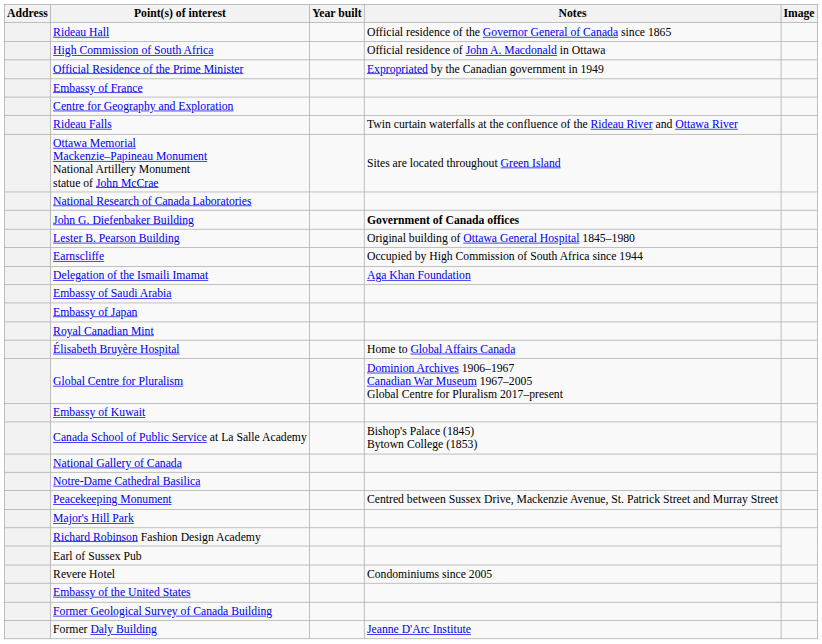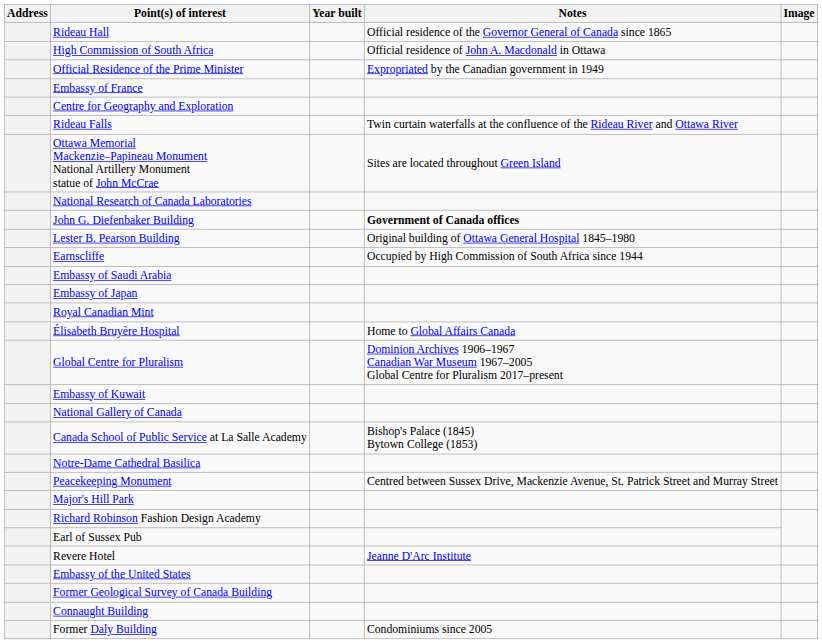- row: (131, 275)
rows swapped: (180, 437) <-> (117, 463)
(430, 574) Condominiums since 2005 -> (419, 555) Jeanne D'Arc Institute
+ row: (101, 611)
(419, 629) Jeanne D'Arc Institute -> (430, 629) Condominiums since 2005
